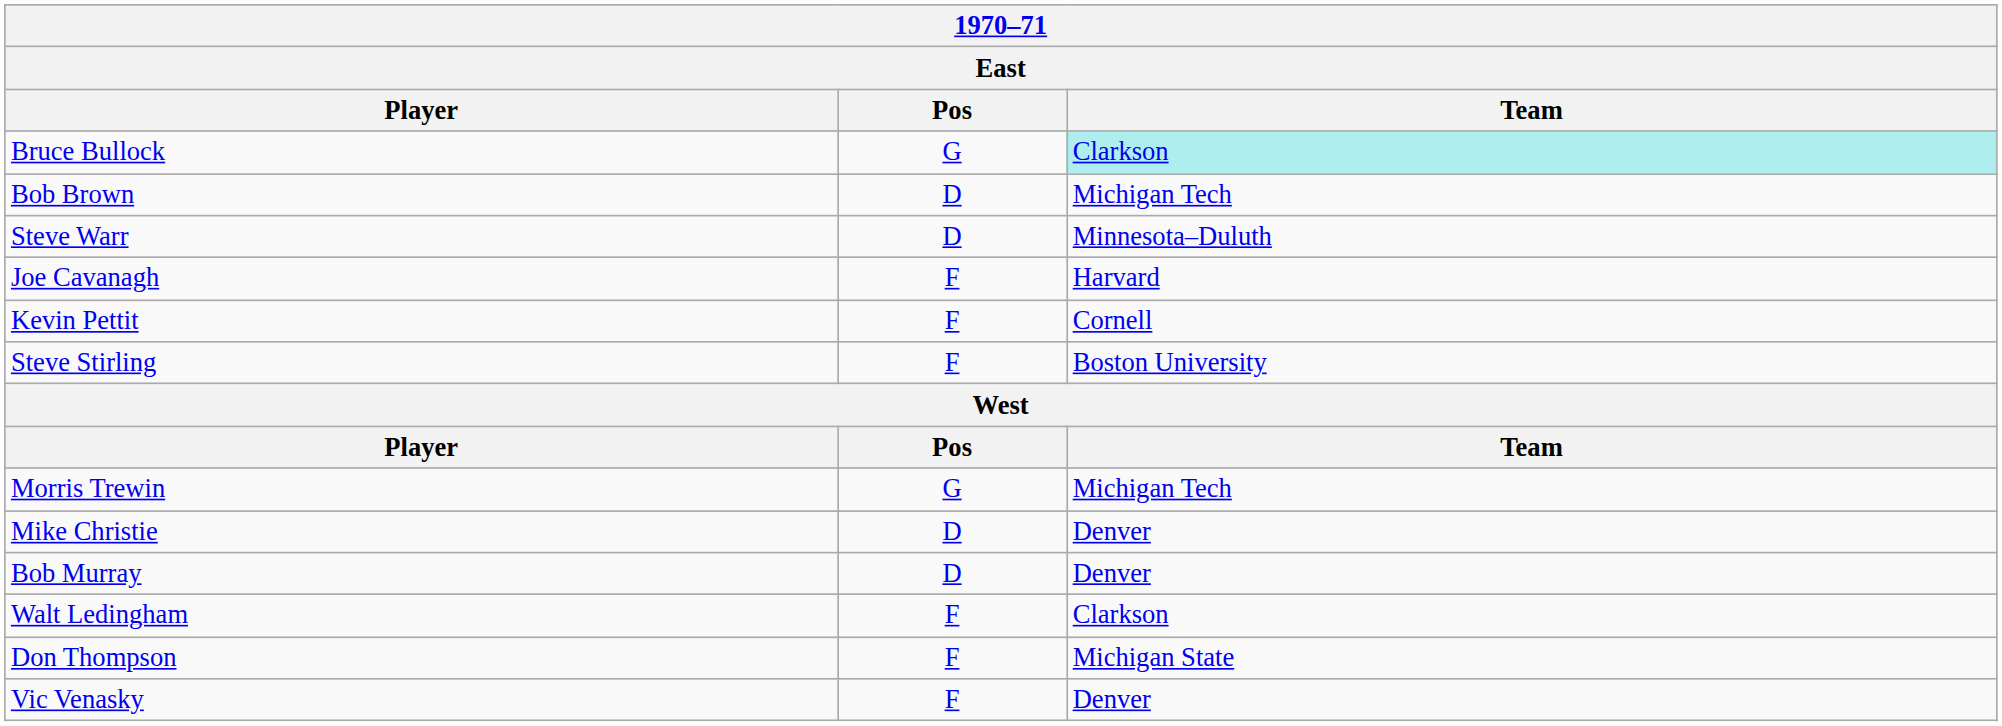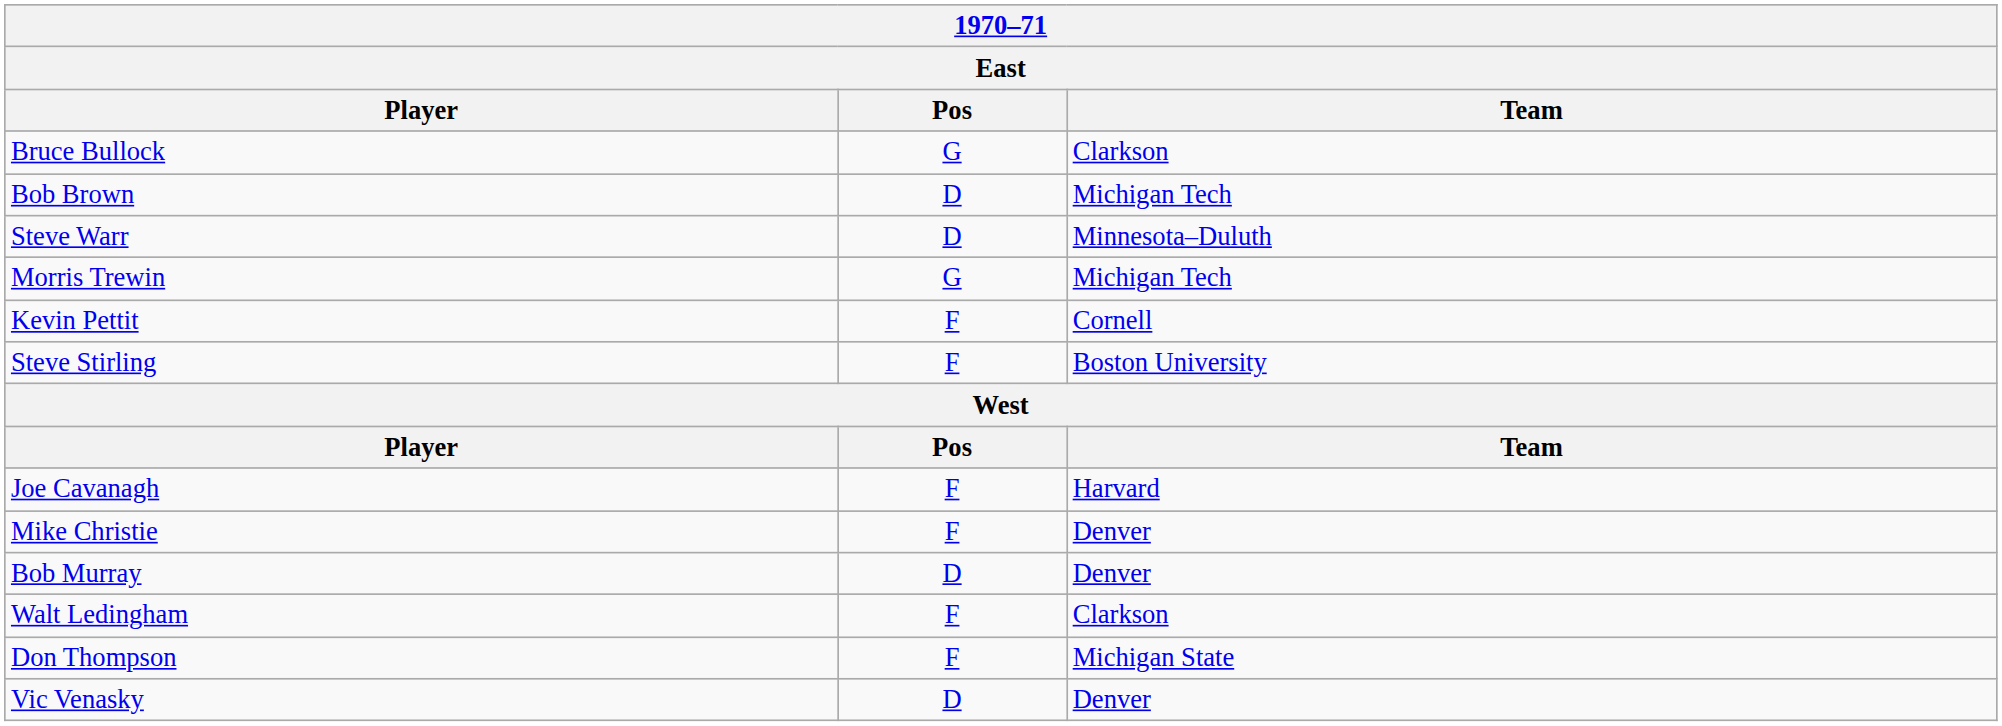(1121, 151) paleturquoise background -> (1121, 151) no background
rows swapped: (85, 278) <-> (88, 488)
(952, 531) D -> (952, 531) F
(952, 699) F -> (952, 699) D
